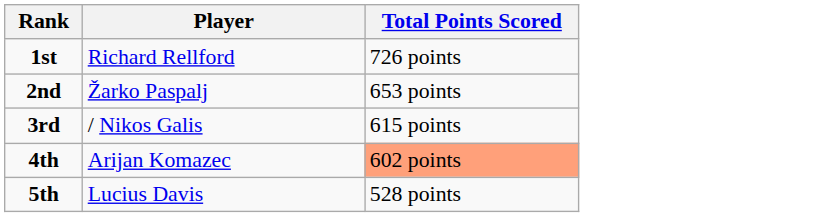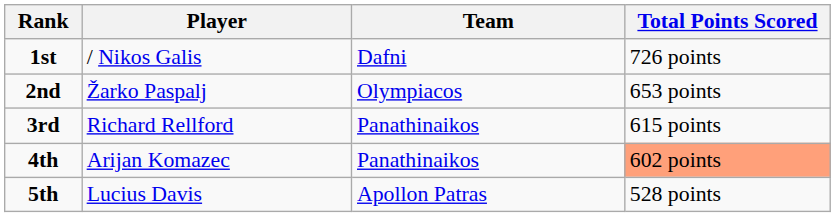+ column: (488, 21)
(161, 56) Richard Rellford -> (144, 56) / Nikos Galis
(145, 125) / Nikos Galis -> (160, 125) Richard Rellford
